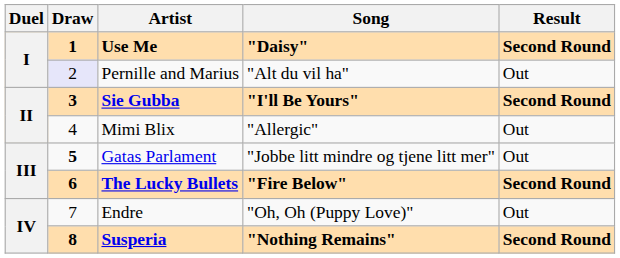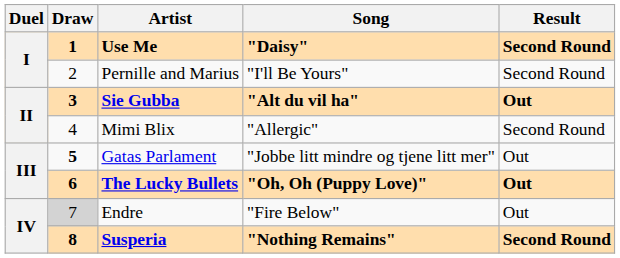(73, 73) lavender background -> (73, 73) no background
(298, 73) "Alt du vil ha" -> (298, 73) "I'll Be Yours"
(516, 73) Out -> (554, 73) Second Round
(303, 101) "I'll Be Yours" -> (303, 101) "Alt du vil ha"
(557, 101) Second Round -> (517, 101) Out
(516, 128) Out -> (554, 128) Second Round
(297, 184) "Fire Below" -> (337, 184) "Oh, Oh (Puppy Love)"
(557, 184) Second Round -> (517, 184) Out
(73, 211) no background -> (73, 211) lightgrey background
(330, 211) "Oh, Oh (Puppy Love)" -> (293, 211) "Fire Below"
